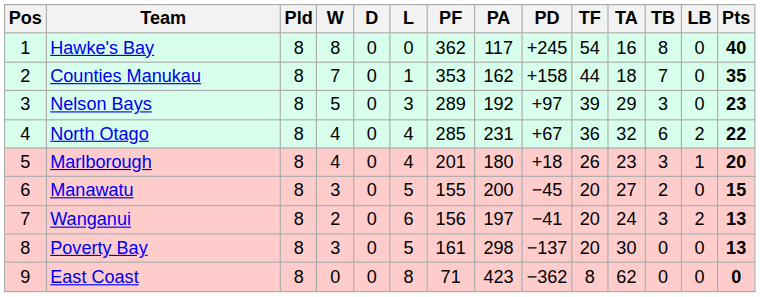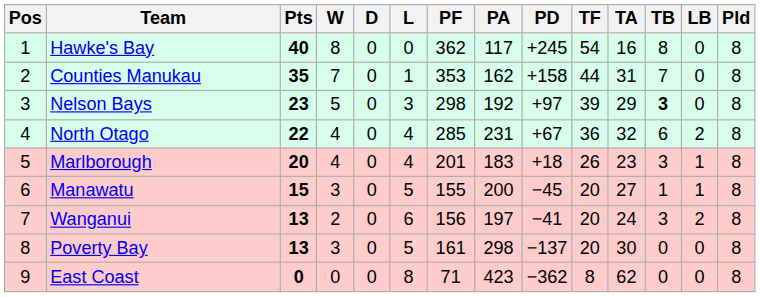columns swapped: (299, 18) <-> (736, 18)
(626, 76) 18 -> (626, 76) 31
(451, 104) 289 -> (451, 104) 298
(663, 104) normal -> (663, 104) bold
(499, 162) 180 -> (499, 162) 183
(663, 190) 2 -> (663, 190) 1
(700, 190) 0 -> (700, 190) 1
